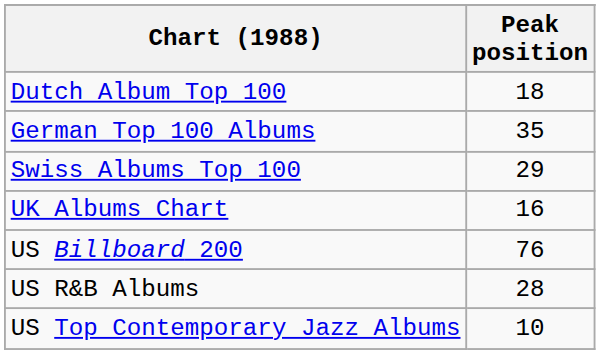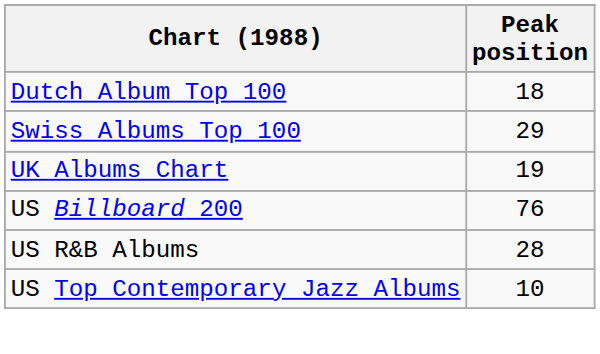- row: (163, 131)
(530, 210) 16 -> (530, 171) 19
